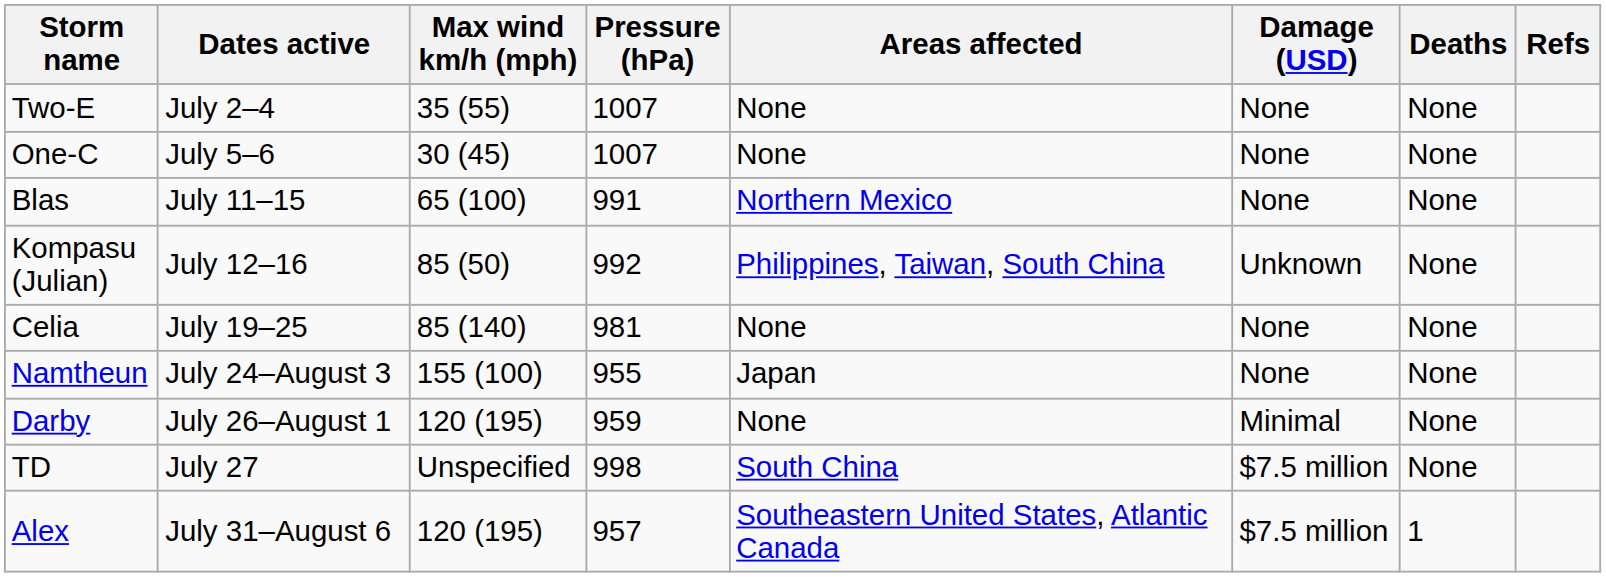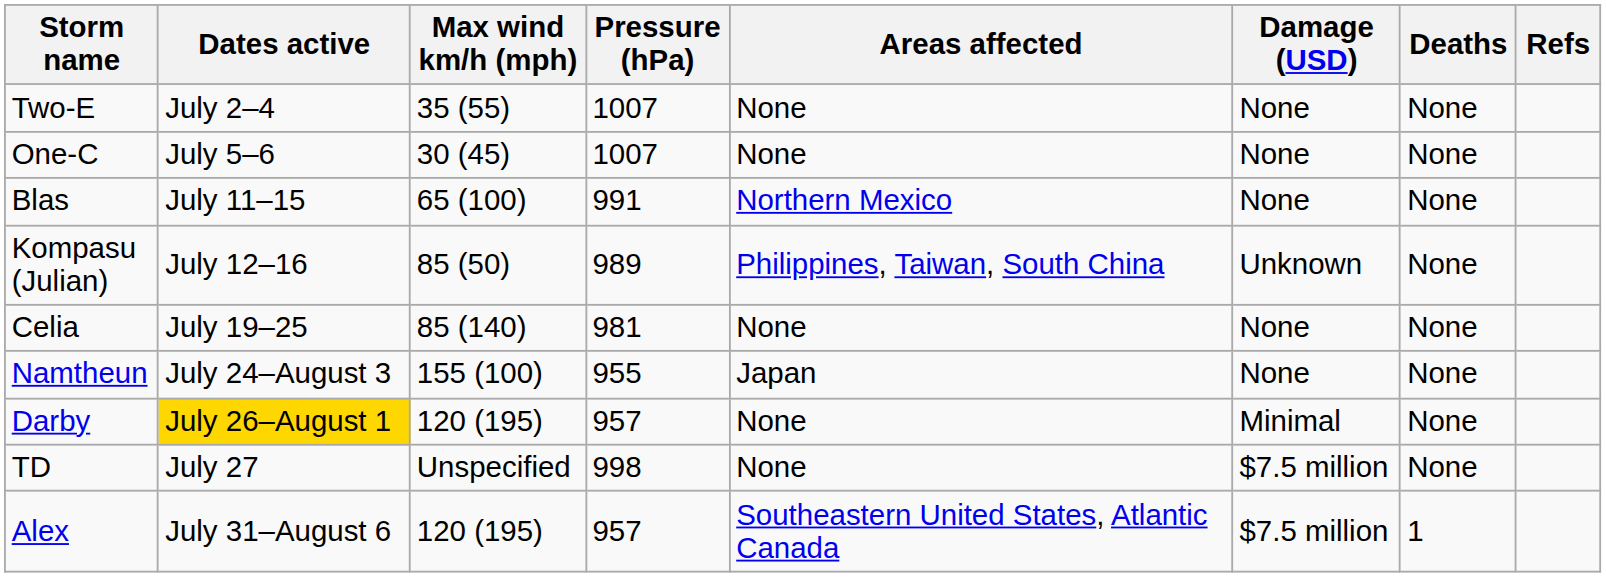(617, 264) 992 -> (617, 264) 989
(278, 420) no background -> (278, 420) gold background
(617, 420) 959 -> (617, 420) 957
(817, 467) South China -> (771, 467) None
